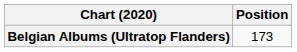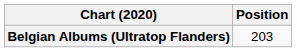(262, 36) 173 -> (262, 36) 203
